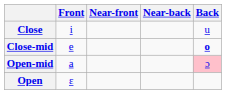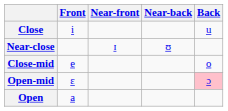+ row: (31, 47)
(207, 47) bold -> (209, 64) normal
(71, 64) a -> (73, 81) ɛ
(71, 81) ɛ -> (73, 98) a
